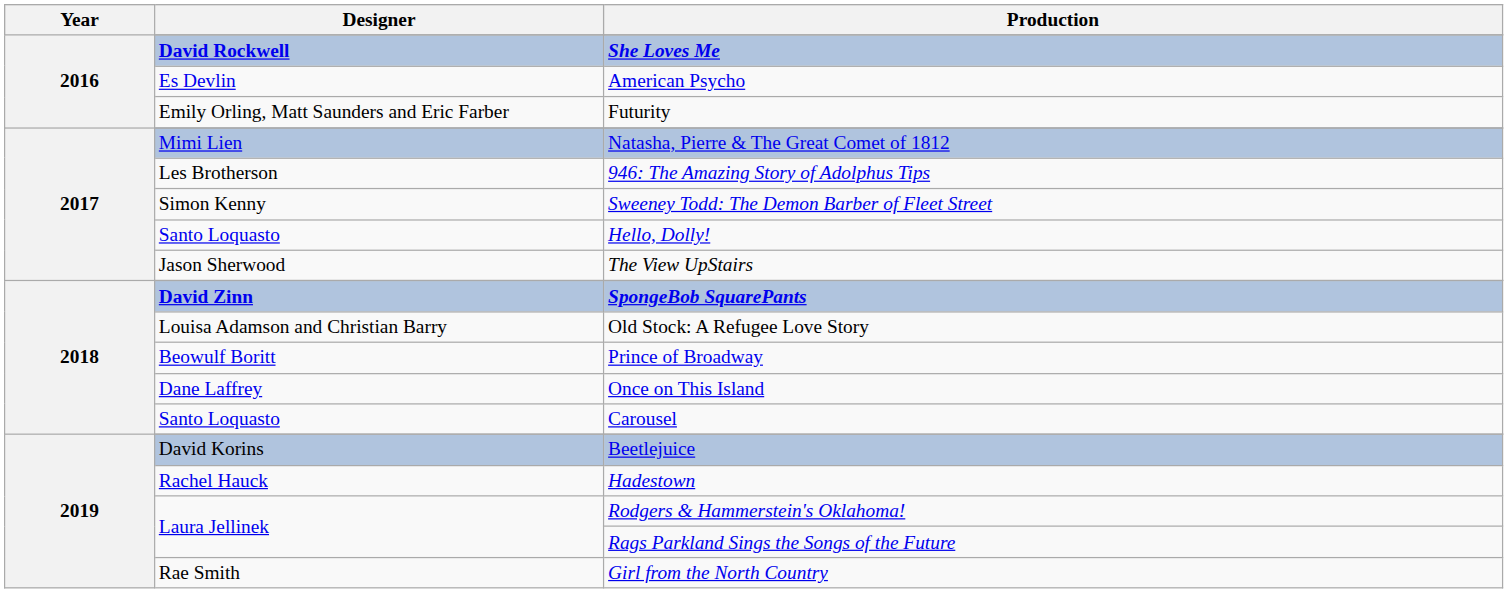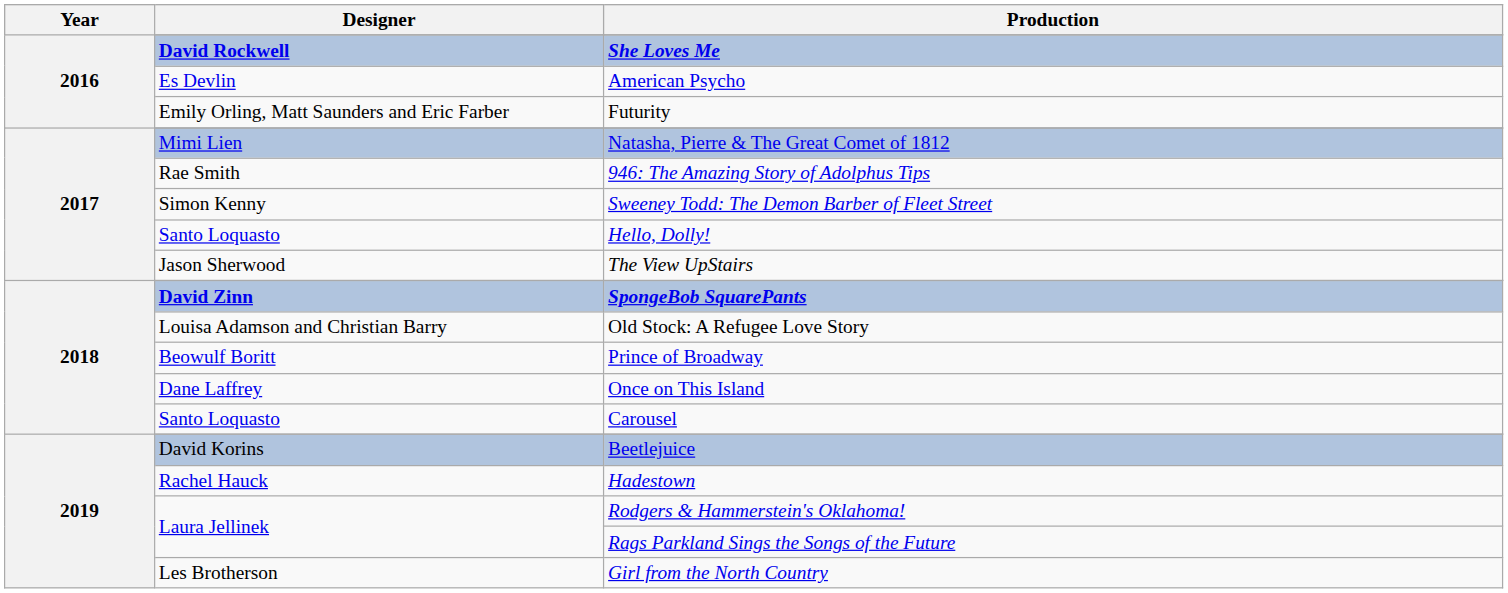(218, 173) Les Brotherson -> (199, 173) Rae Smith
(199, 572) Rae Smith -> (218, 572) Les Brotherson
